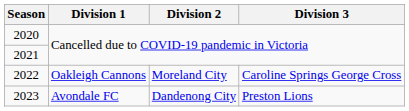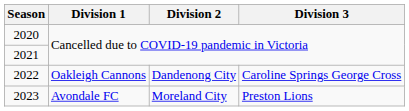(189, 75) Moreland City -> (194, 75) Dandenong City
(194, 95) Dandenong City -> (189, 95) Moreland City
